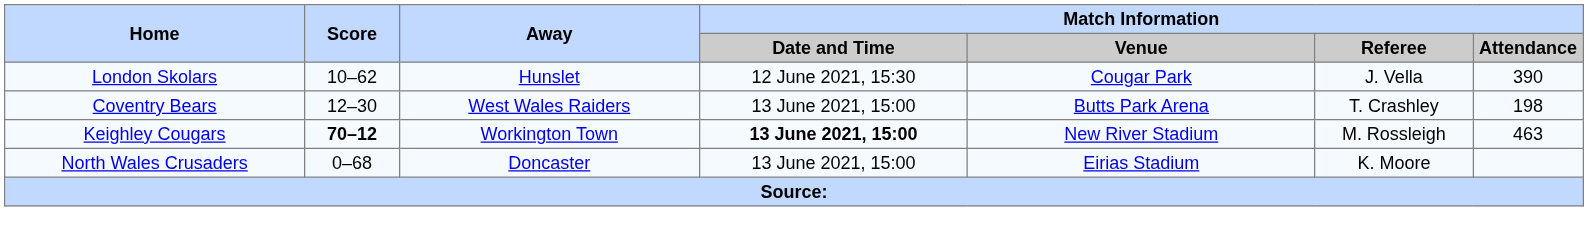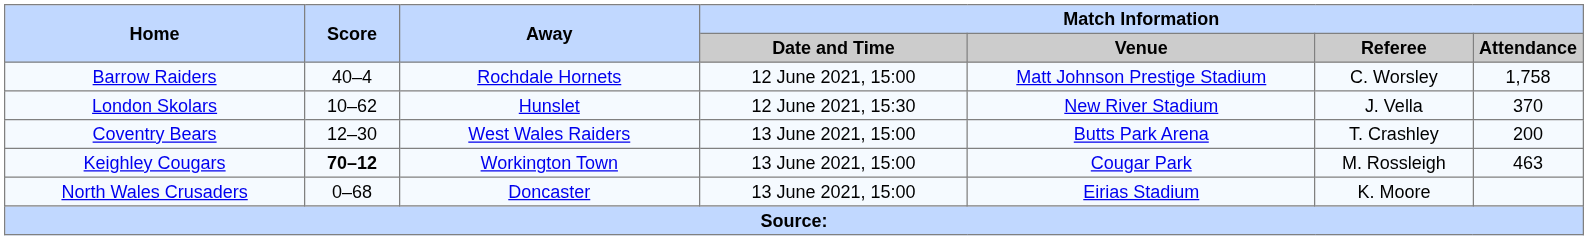+ row: (155, 76)
(1141, 76) Cougar Park -> (1141, 105) New River Stadium
(1528, 76) 390 -> (1528, 105) 370
(1528, 105) 198 -> (1528, 134) 200
(833, 134) bold -> (833, 163) normal
(1141, 134) New River Stadium -> (1141, 163) Cougar Park
